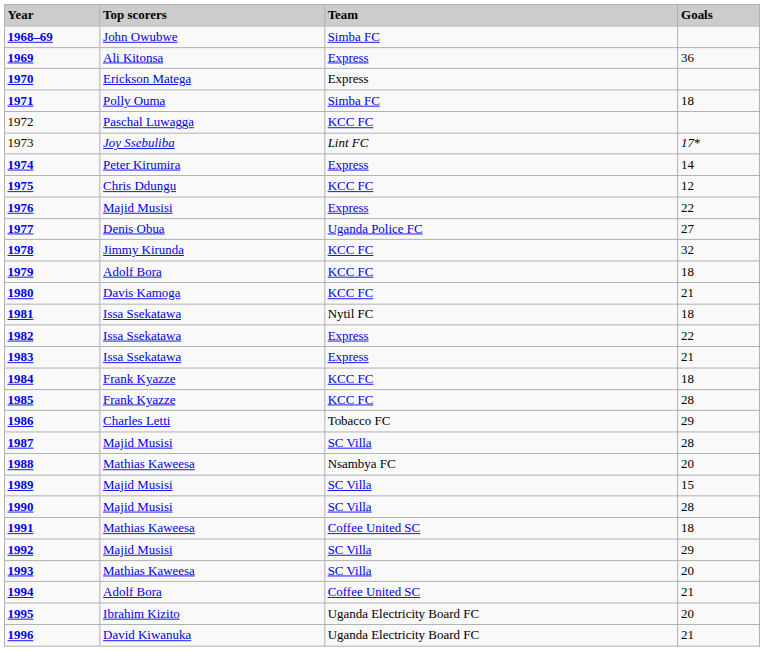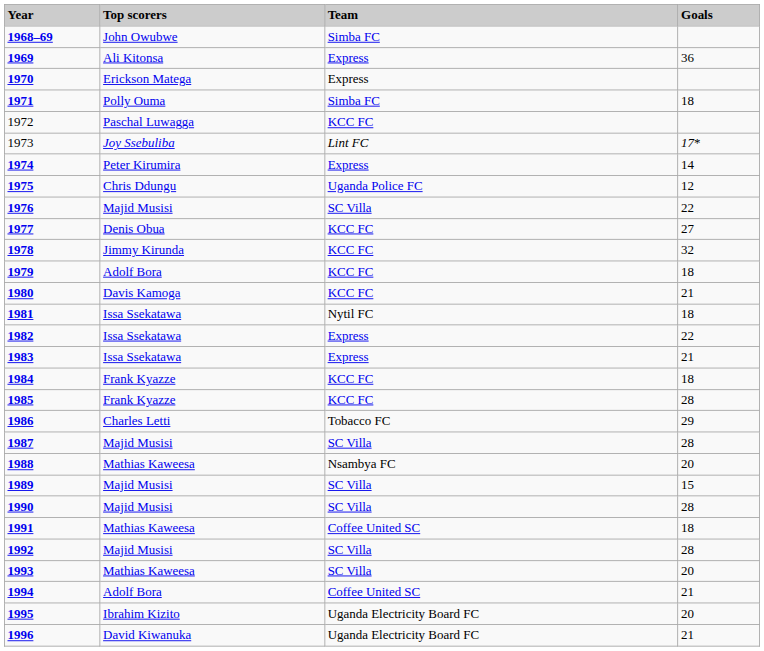(350, 186) KCC FC -> (375, 186) Uganda Police FC
(348, 207) Express -> (350, 207) SC Villa
(375, 229) Uganda Police FC -> (350, 229) KCC FC
(688, 549) 29 -> (688, 549) 28
